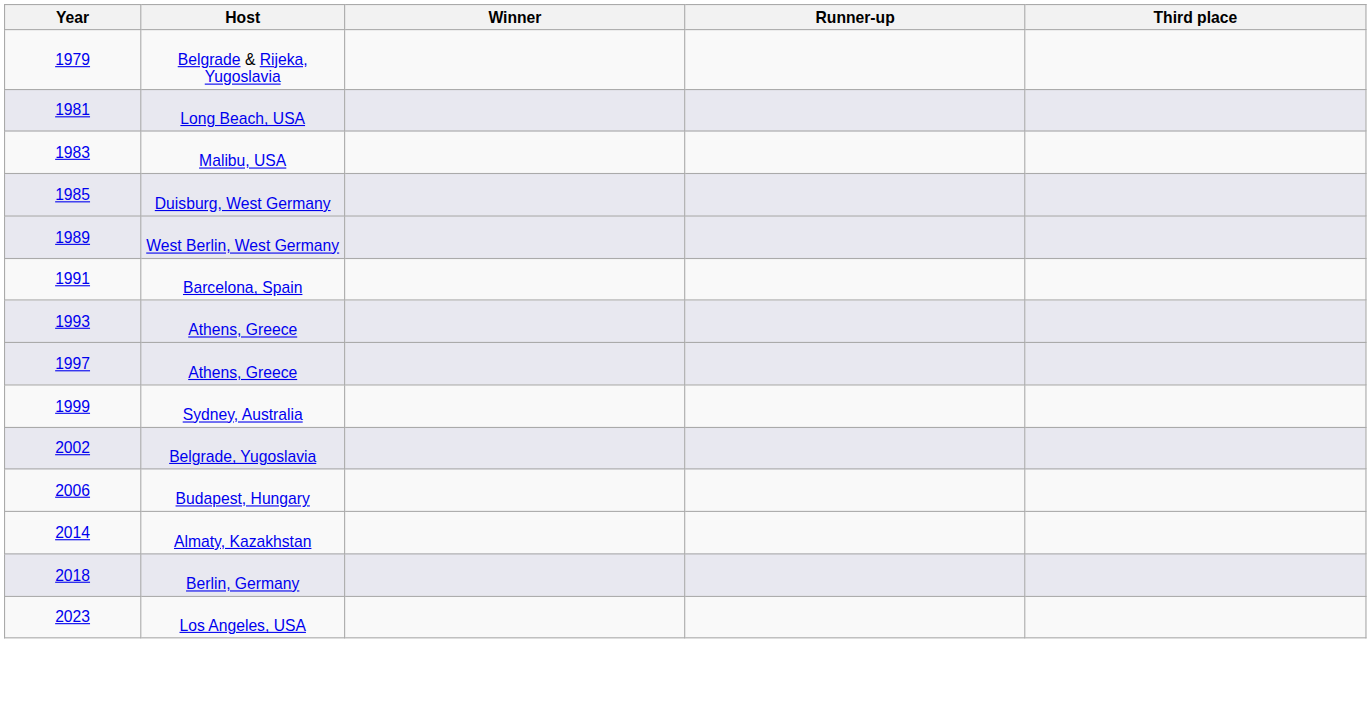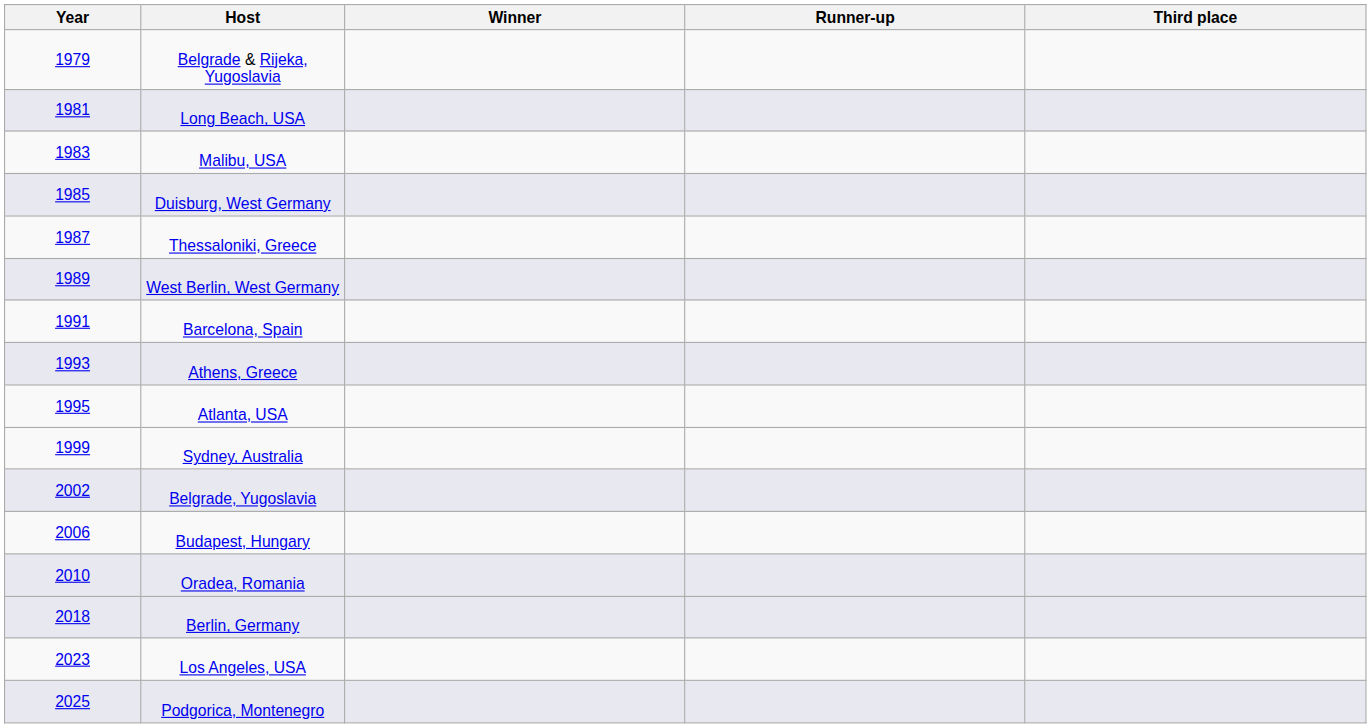+ row: (73, 237)
+ row: (73, 406)
- row: (73, 364)
+ row: (73, 575)
- row: (73, 533)
+ row: (73, 702)
